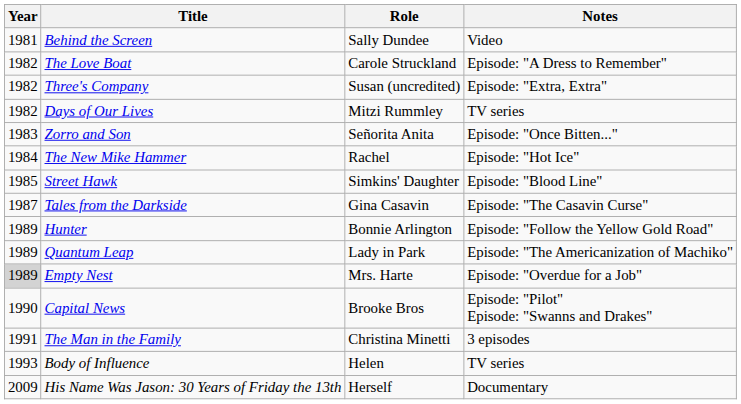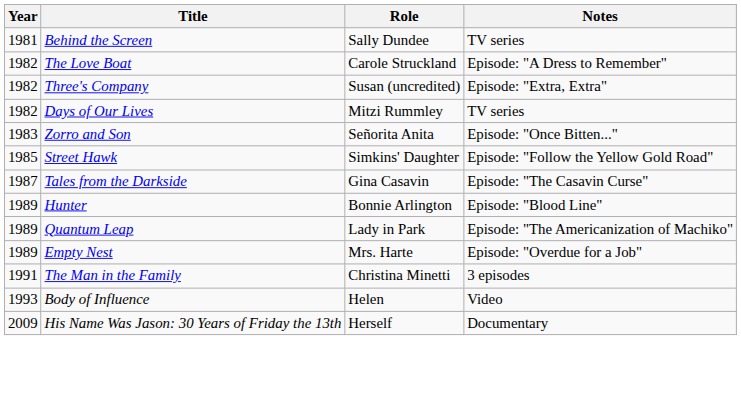(485, 39) Video -> (496, 39) TV series
- row: (115, 157)
(535, 181) Episode: "Blood Line" -> (590, 157) Episode: "Follow the Yellow Gold Road"
(590, 228) Episode: "Follow the Yellow Gold Road" -> (535, 205) Episode: "Blood Line"
(23, 275) lightgrey background -> (23, 252) no background
- row: (85, 307)
(496, 363) TV series -> (485, 299) Video
